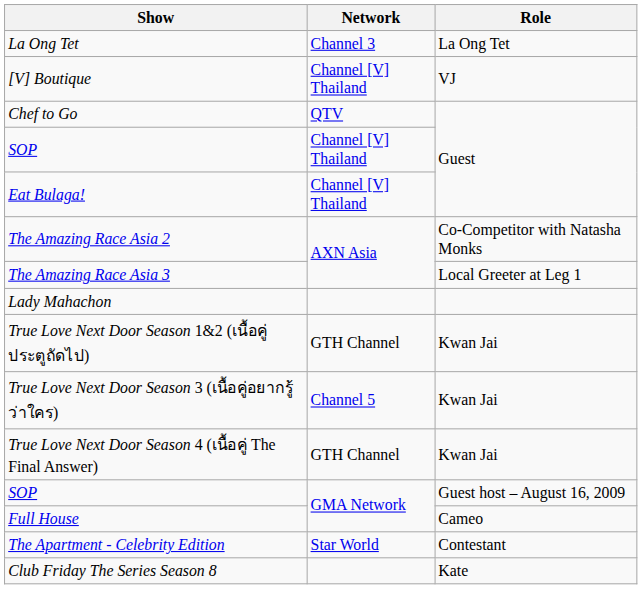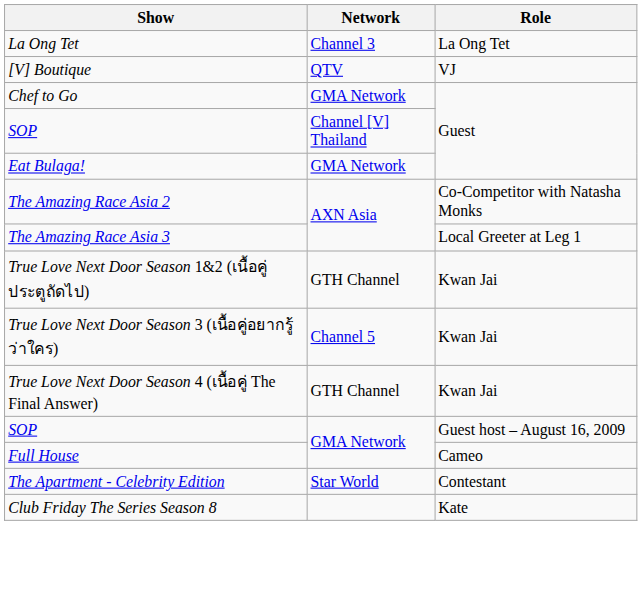(350, 79) Channel [V] Thailand -> (327, 69) QTV
(327, 114) QTV -> (358, 95) GMA Network
(350, 194) Channel [V] Thailand -> (358, 166) GMA Network
- row: (60, 301)
